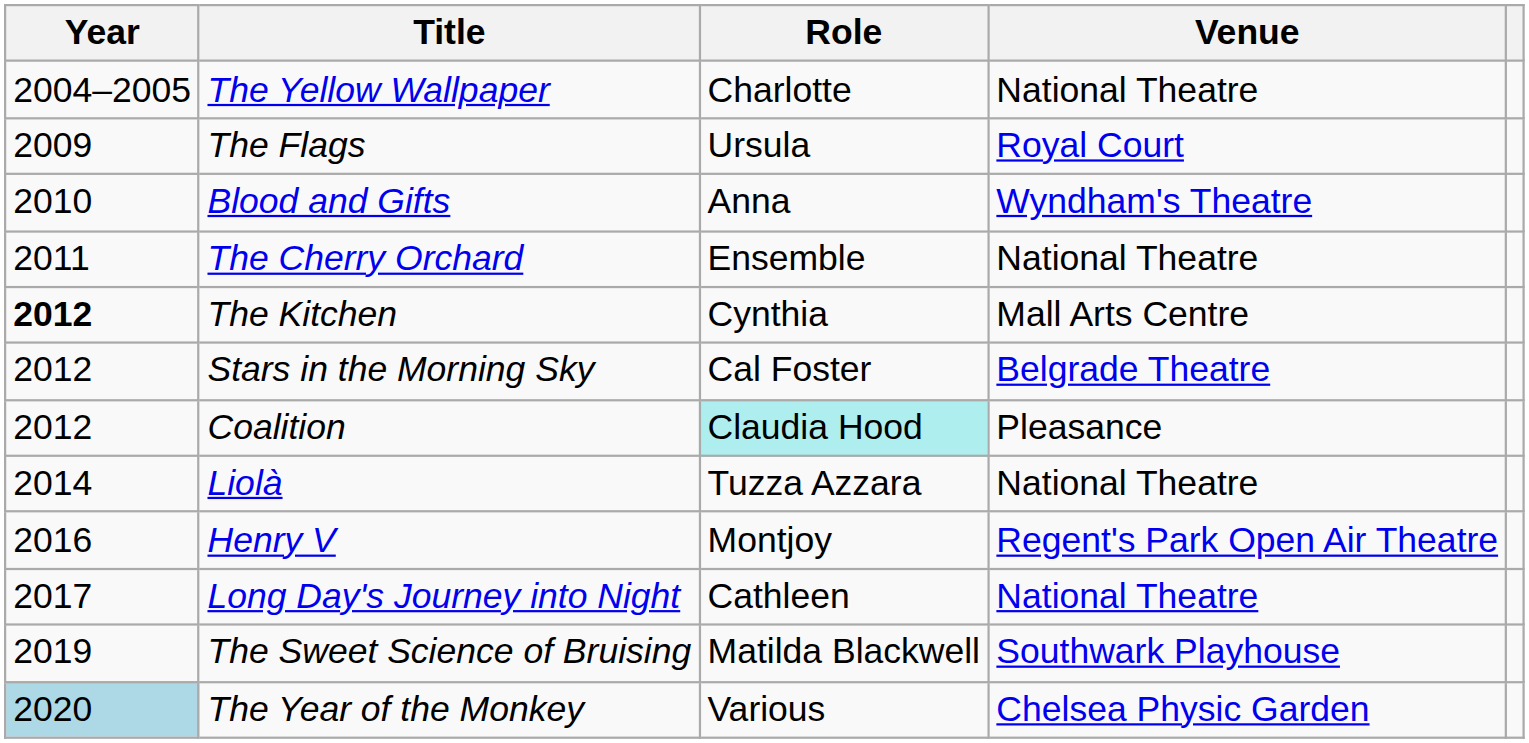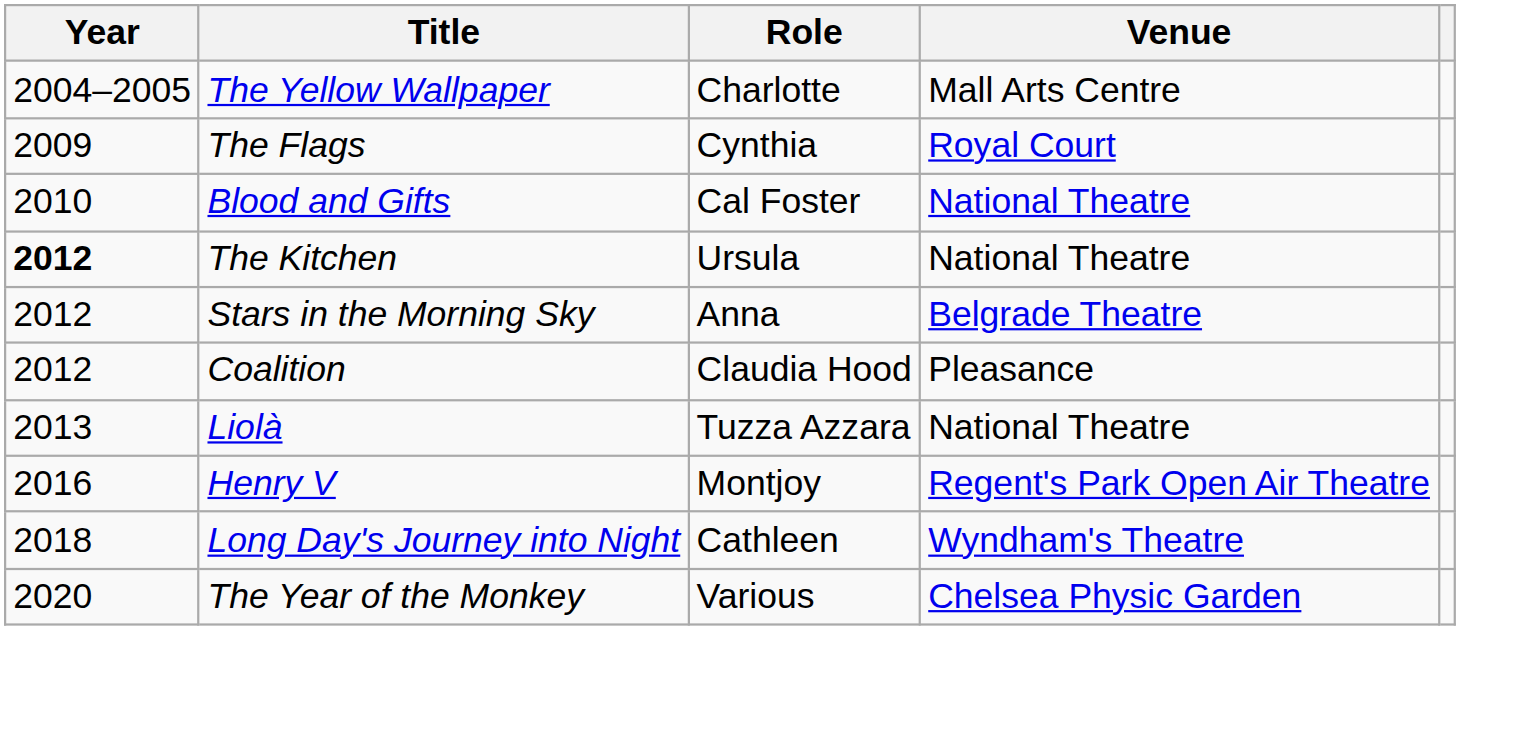(1127, 88) National Theatre -> (1055, 88) Mall Arts Centre
(759, 145) Ursula -> (757, 145) Cynthia
(749, 201) Anna -> (779, 201) Cal Foster
(1154, 201) Wyndham's Theatre -> (1059, 201) National Theatre
- row: (365, 257)
(768, 314) Cynthia -> (748, 257) Ursula
(1123, 314) Mall Arts Centre -> (1059, 257) National Theatre
(789, 370) Cal Foster -> (738, 314) Anna
(815, 426) paleturquoise background -> (804, 370) no background
(53, 483) 2014 -> (53, 426) 2013
(53, 595) 2017 -> (53, 539) 2018
(1127, 595) National Theatre -> (1086, 539) Wyndham's Theatre
- row: (449, 652)
(53, 708) lightblue background -> (53, 595) no background
